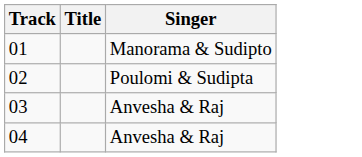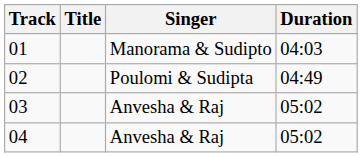+ column: (316, 19)
